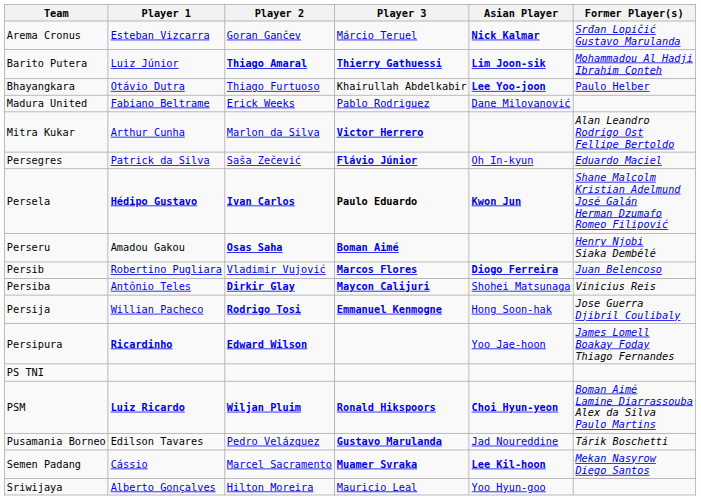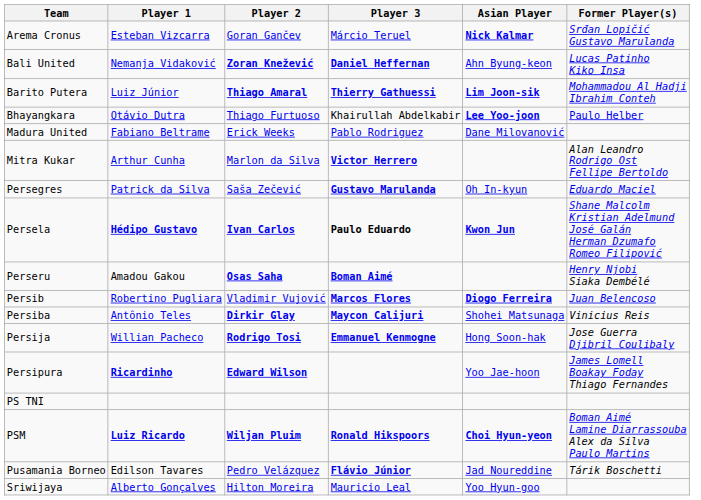+ row: (41, 64)
(377, 161) Flávio Júnior -> (383, 189) Gustavo Marulanda
(389, 442) Gustavo Marulanda -> (371, 470) Flávio Júnior
- row: (44, 464)
